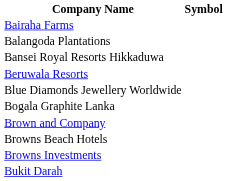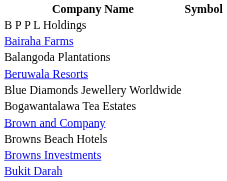+ row: (45, 25)
- row: (84, 57)
- row: (59, 106)
+ row: (70, 106)
